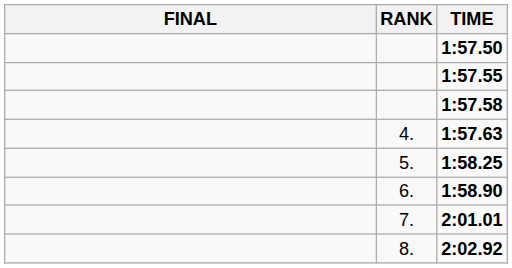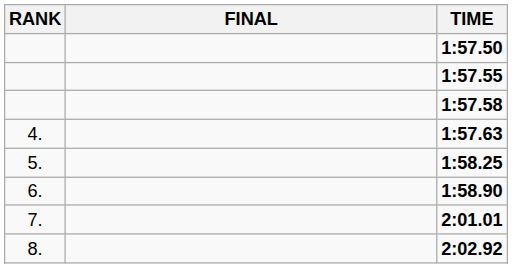columns swapped: (406, 19) <-> (190, 19)
